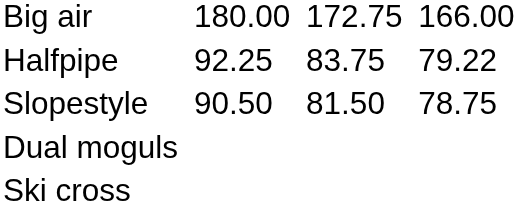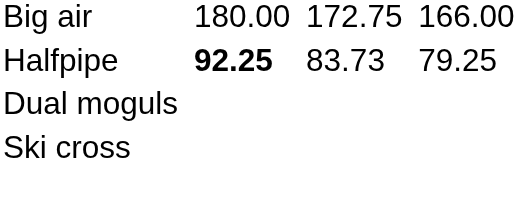(233, 60) normal -> (233, 60) bold
(345, 60) 83.75 -> (345, 60) 83.73
(458, 60) 79.22 -> (458, 60) 79.25
- row: (76, 103)
